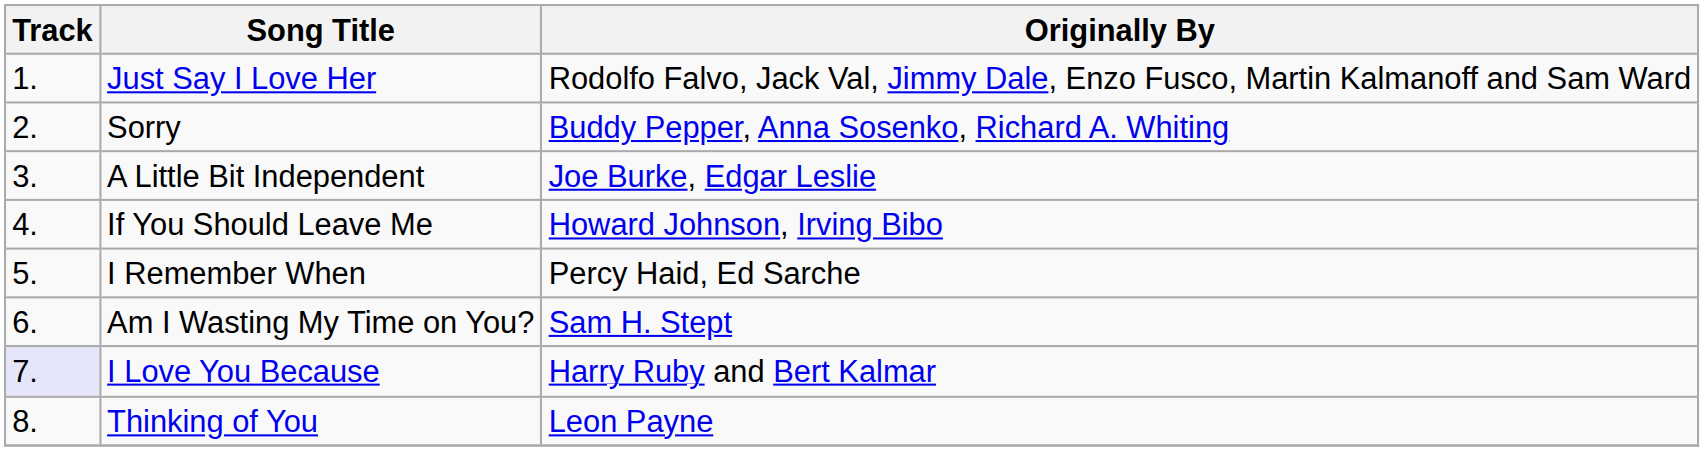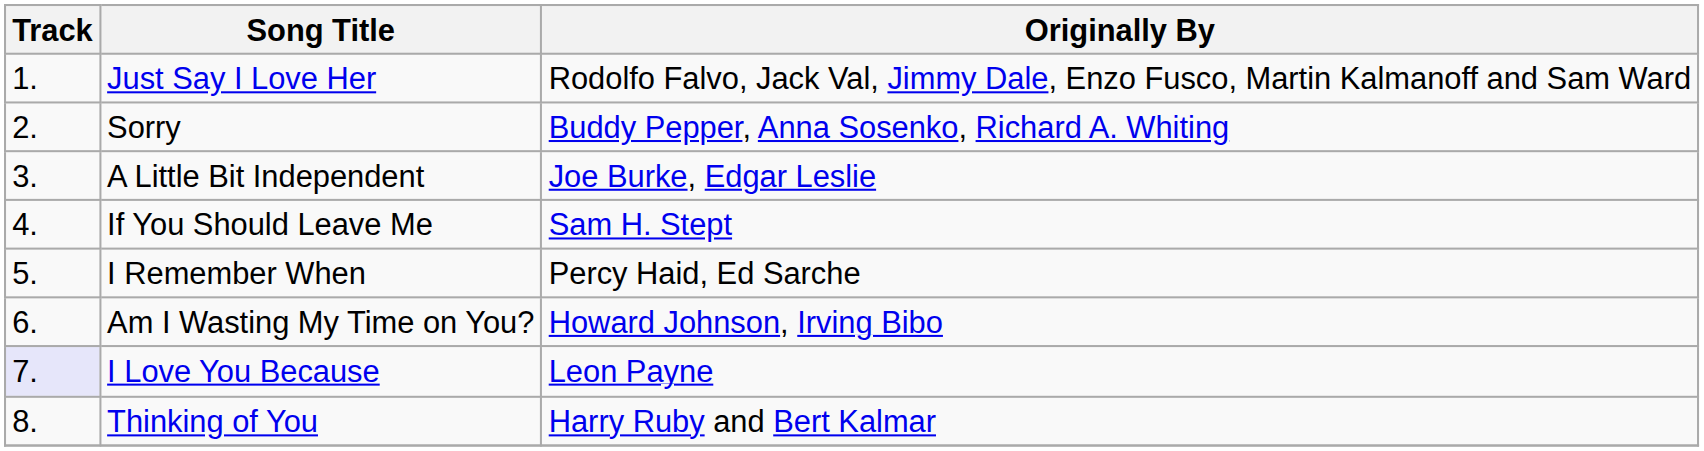(746, 225) Howard Johnson, Irving Bibo -> (640, 225) Sam H. Stept
(640, 323) Sam H. Stept -> (746, 323) Howard Johnson, Irving Bibo
(742, 372) Harry Ruby and Bert Kalmar -> (631, 372) Leon Payne
(631, 420) Leon Payne -> (742, 420) Harry Ruby and Bert Kalmar
